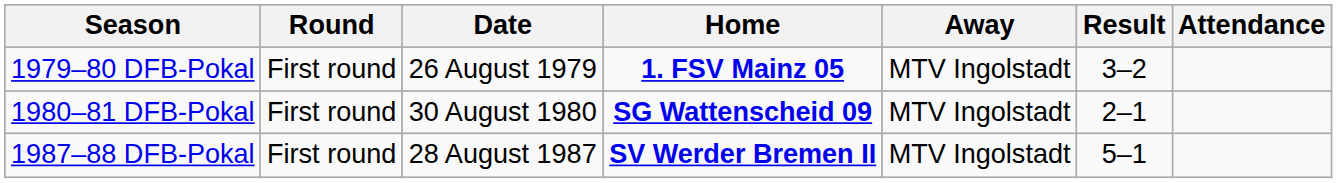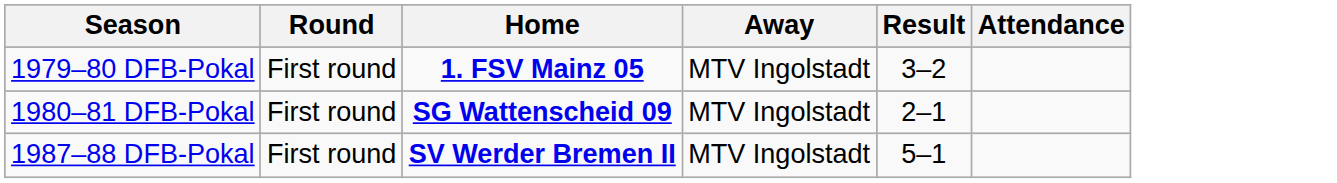- column: (503, 25)
